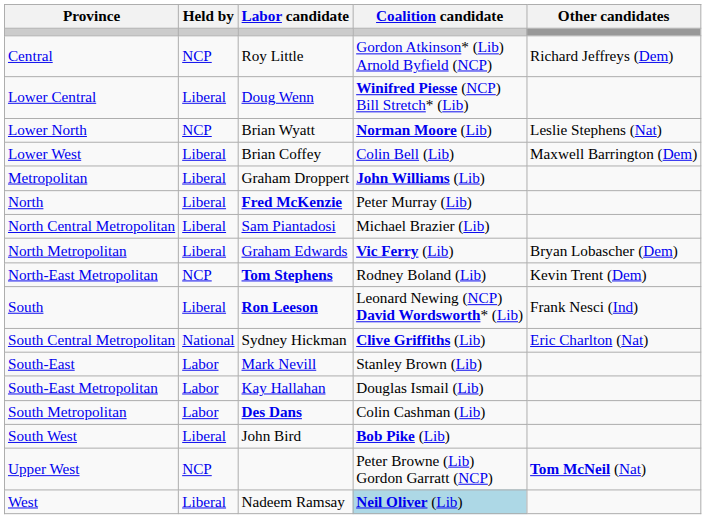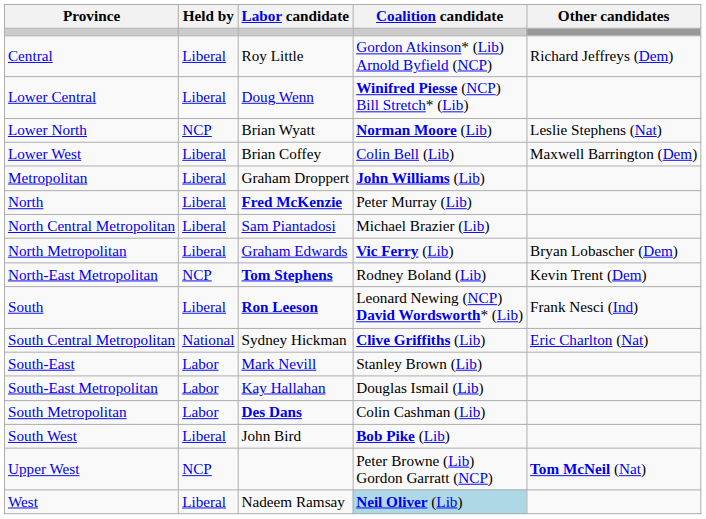(197, 56) NCP -> (204, 56) Liberal
